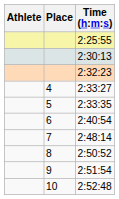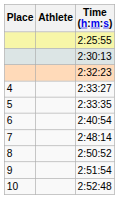columns swapped: (59, 18) <-> (24, 18)
